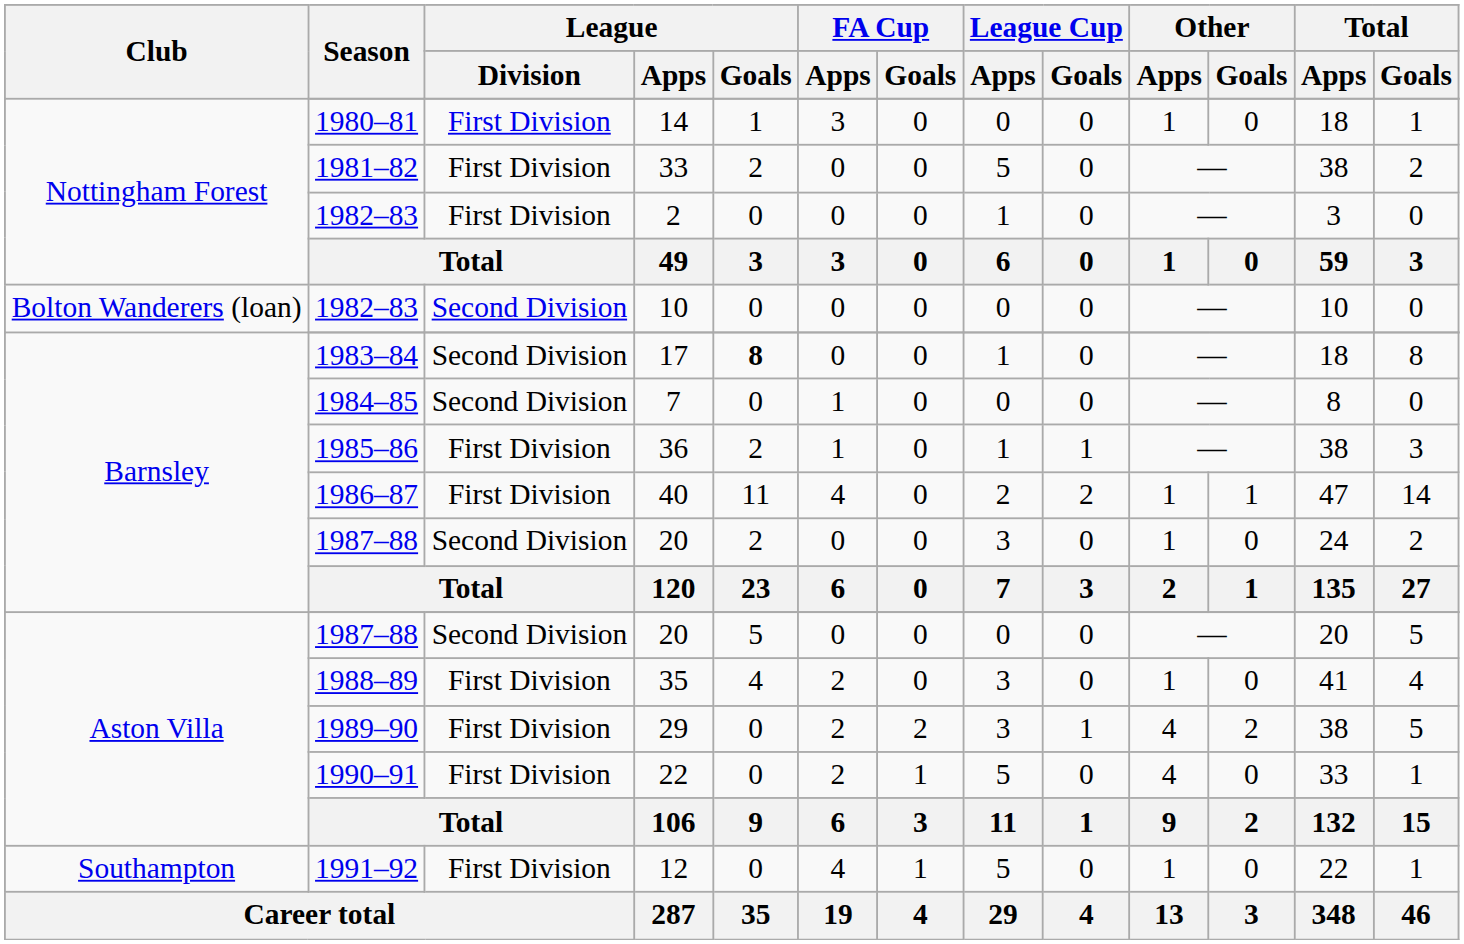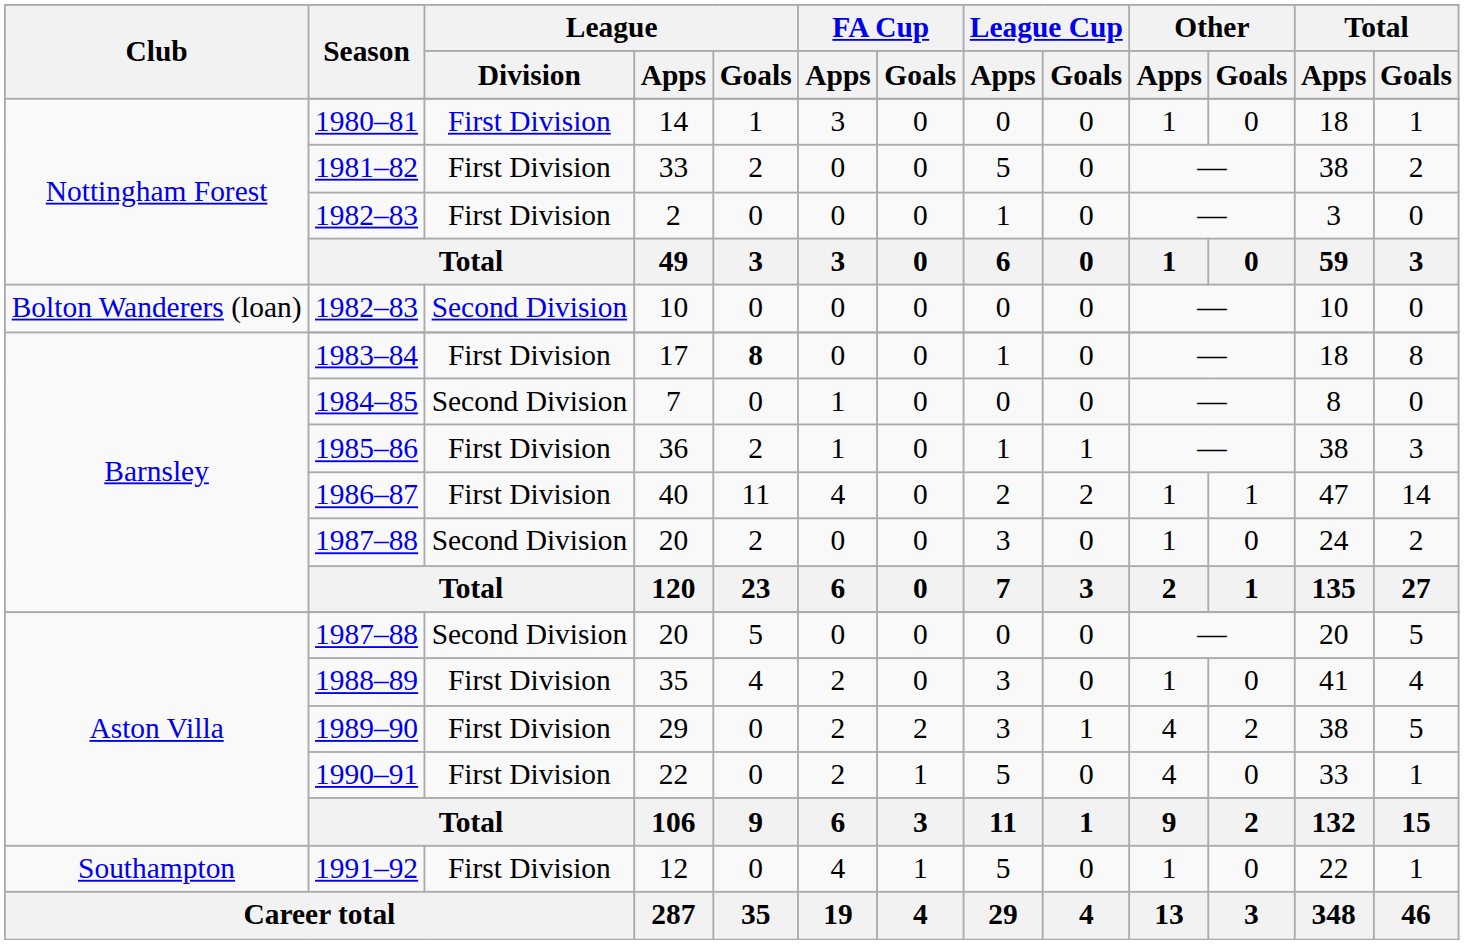(529, 354) Second Division -> (529, 354) First Division
